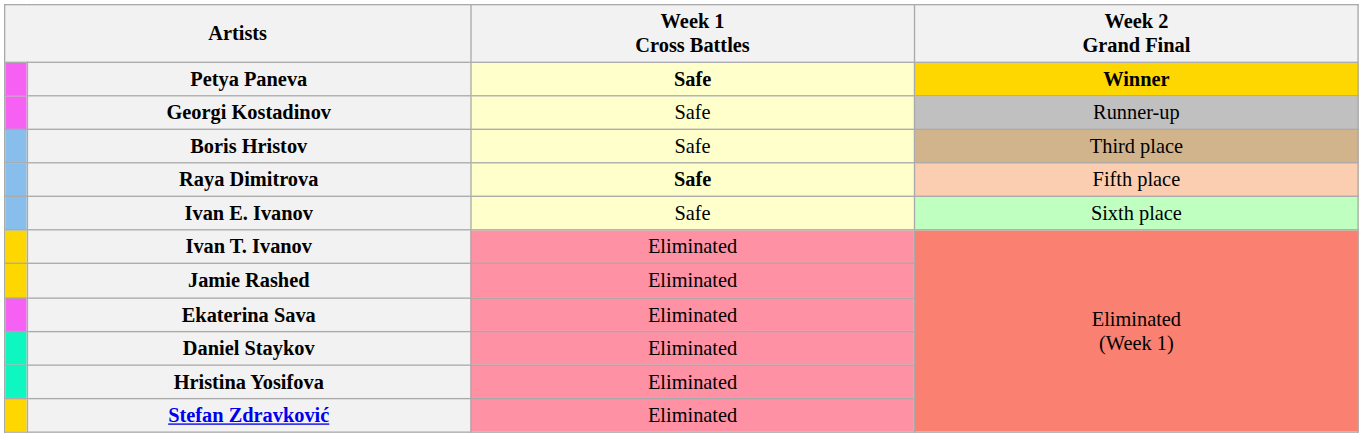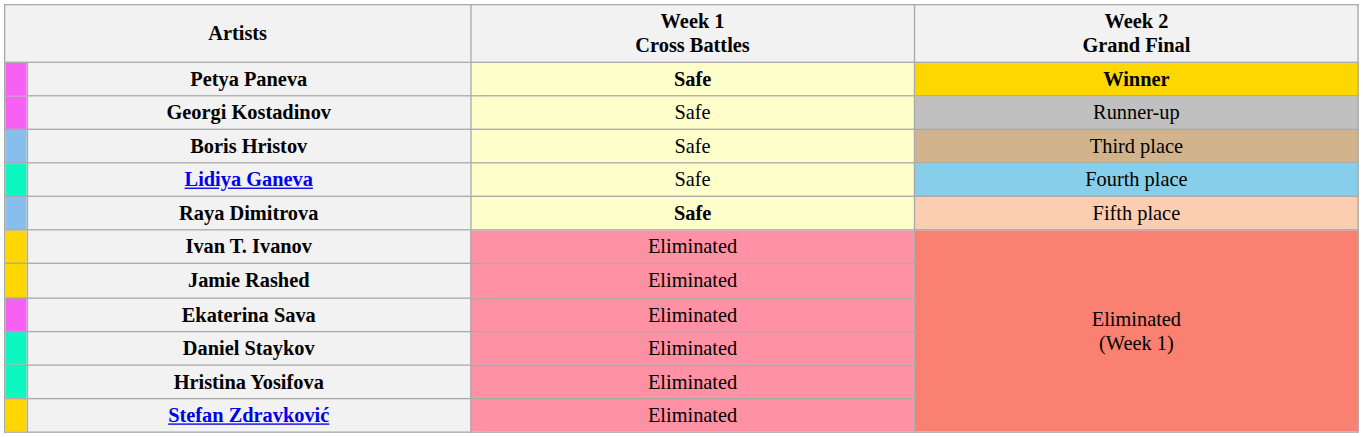+ row: (249, 179)
- row: (249, 213)
